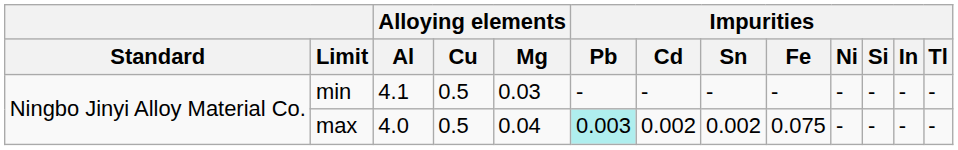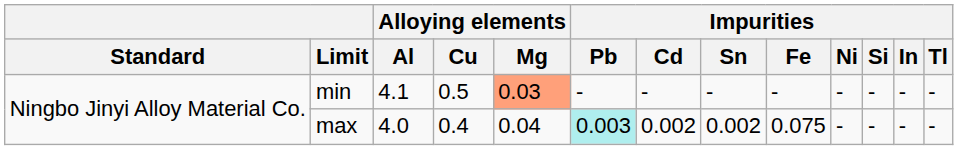(519, 91) no background -> (519, 91) lightsalmon background
(453, 126) 0.5 -> (453, 126) 0.4
